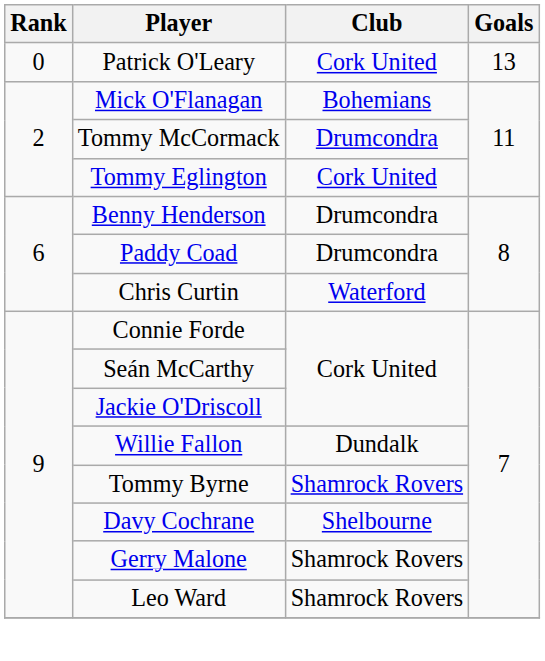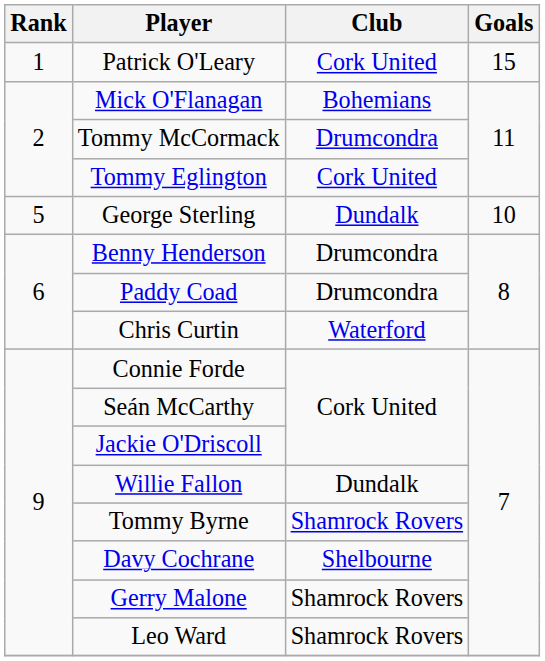(39, 61) 0 -> (39, 61) 1
(504, 61) 13 -> (504, 61) 15
+ row: (179, 215)
